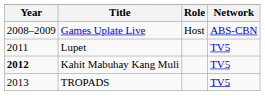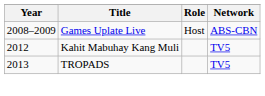- row: (74, 47)
(18, 64) bold -> (18, 47) normal
